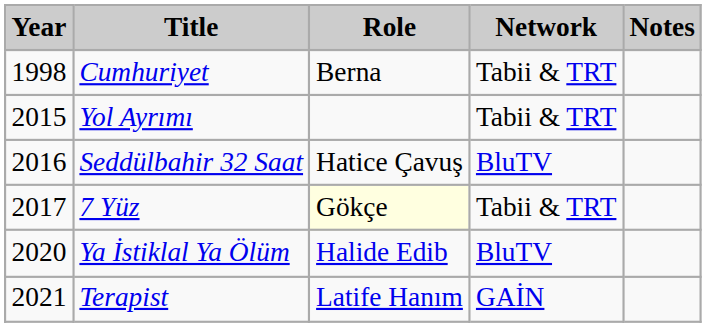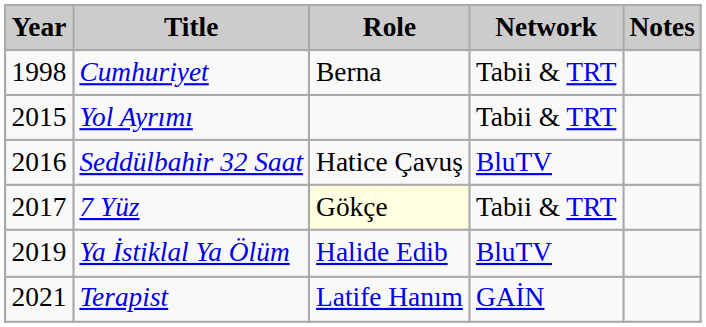(39, 252) 2020 -> (39, 252) 2019
